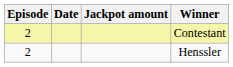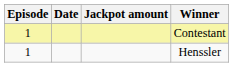(28, 33) 2 -> (28, 33) 1
(28, 52) 2 -> (28, 52) 1
